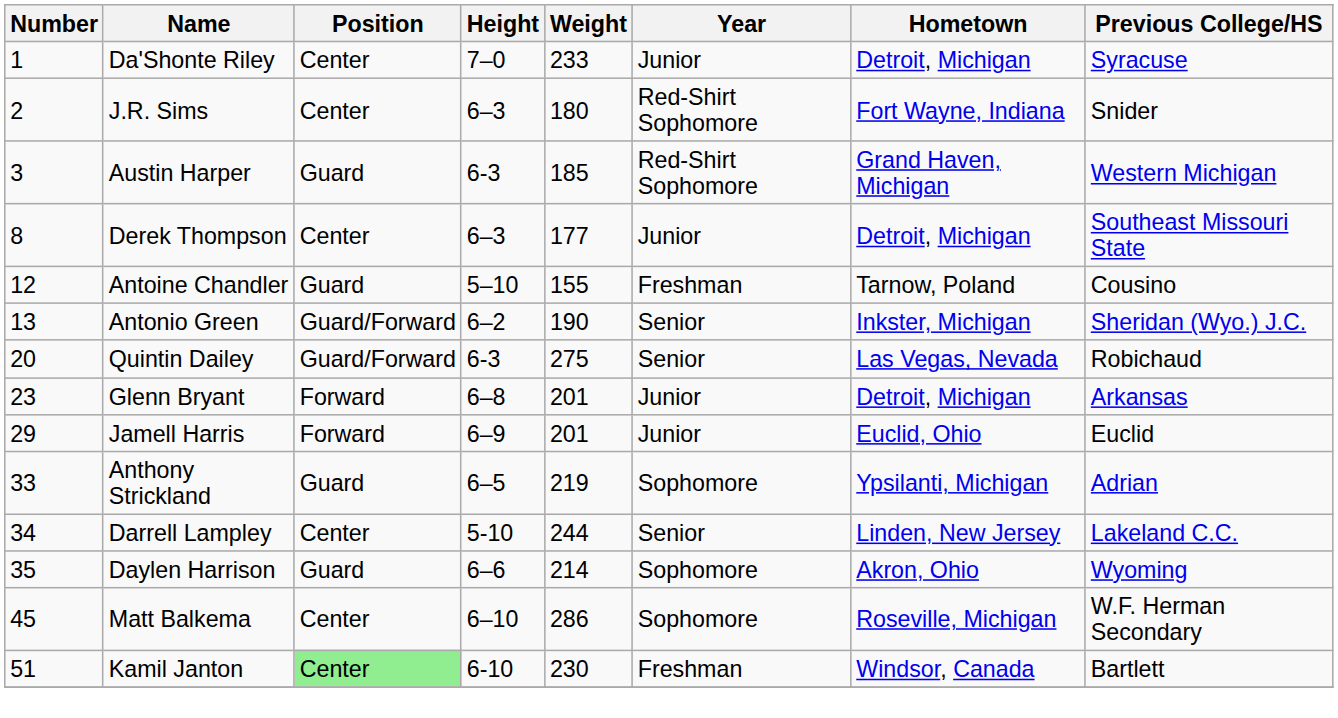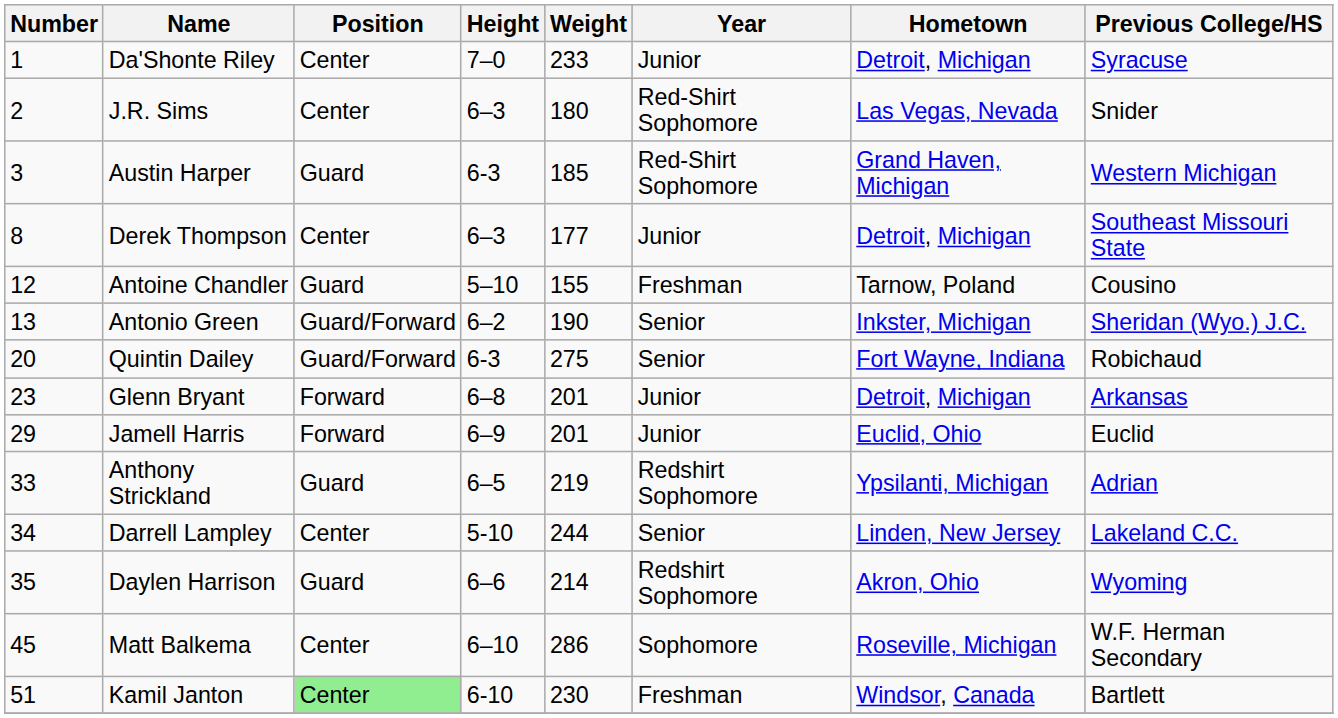(960, 110) Fort Wayne, Indiana -> (957, 110) Las Vegas, Nevada
(957, 359) Las Vegas, Nevada -> (960, 359) Fort Wayne, Indiana
(698, 483) Sophomore -> (698, 483) Redshirt Sophomore
(698, 569) Sophomore -> (698, 582) Redshirt Sophomore
